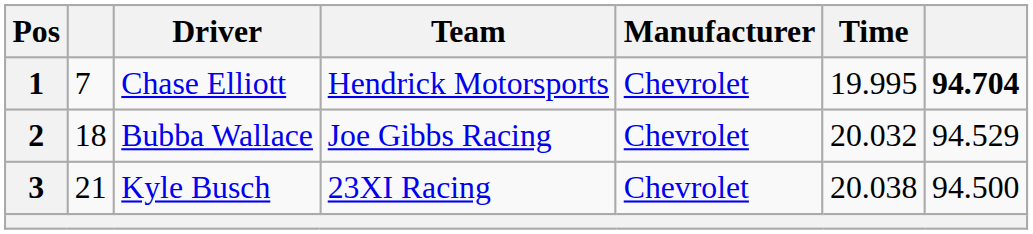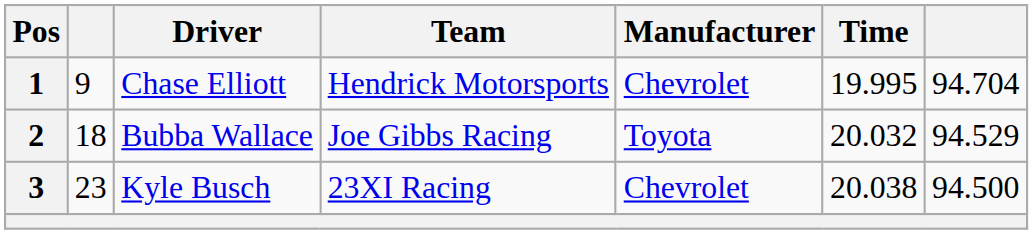(83, 83) 7 -> (83, 83) 9
(976, 83) bold -> (976, 83) normal
(686, 135) Chevrolet -> (668, 135) Toyota
(91, 188) 21 -> (91, 188) 23
